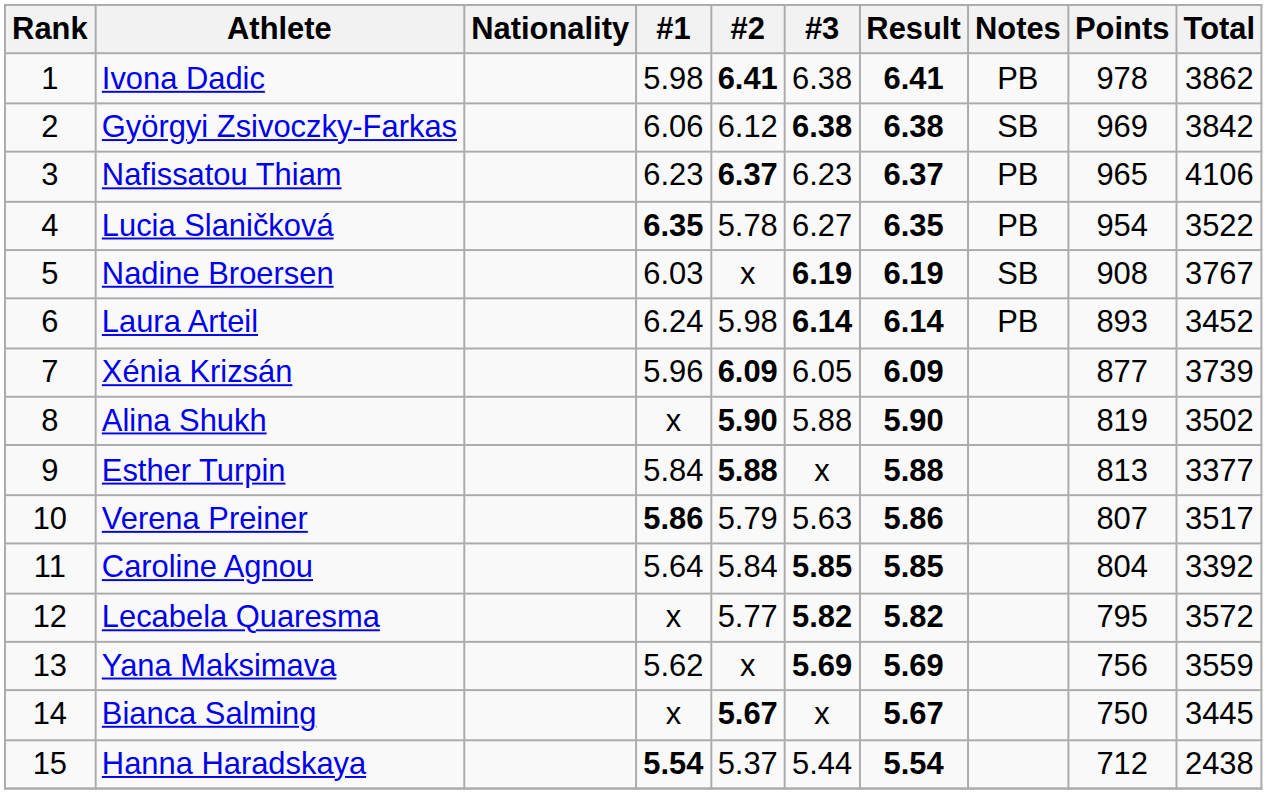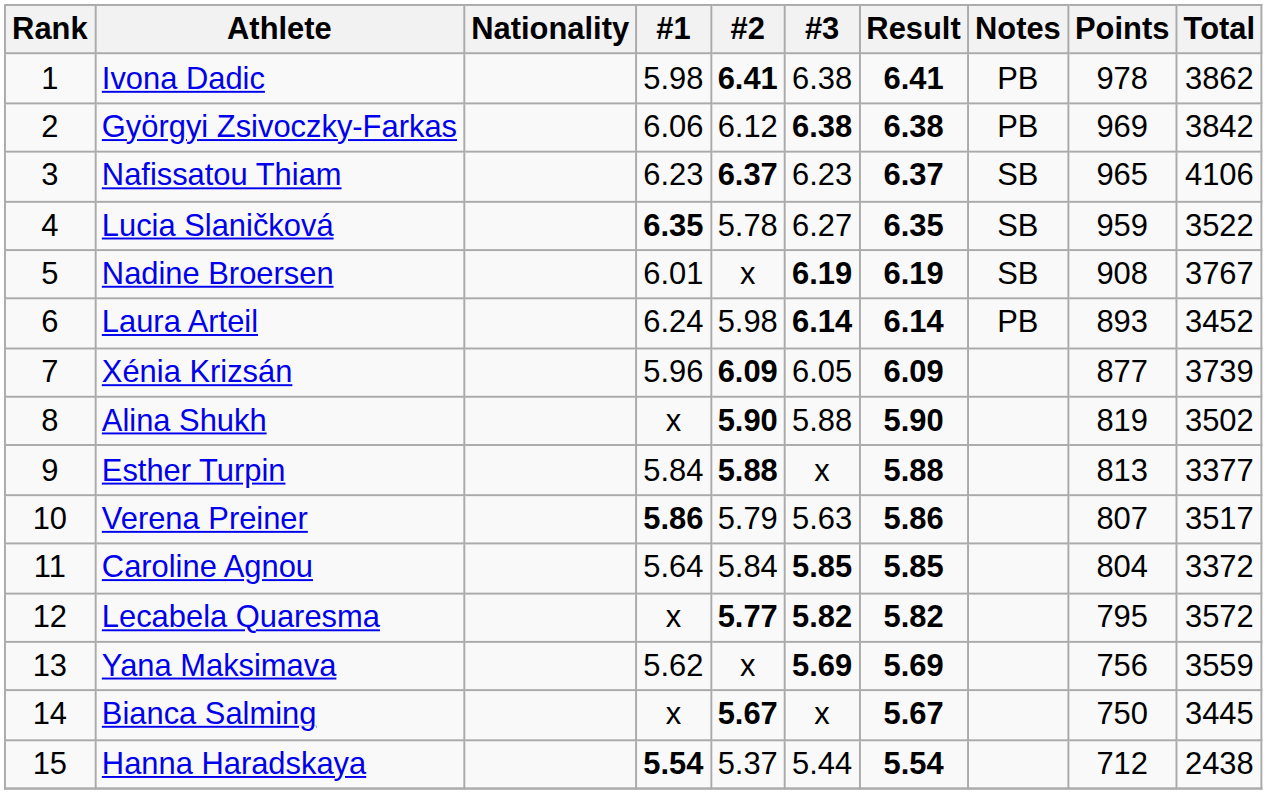(1018, 126) SB -> (1018, 126) PB
(1018, 175) PB -> (1018, 175) SB
(1018, 224) PB -> (1018, 224) SB
(1122, 224) 954 -> (1122, 224) 959
(673, 273) 6.03 -> (673, 273) 6.01
(1219, 567) 3392 -> (1219, 567) 3372
(748, 616) normal -> (748, 616) bold
